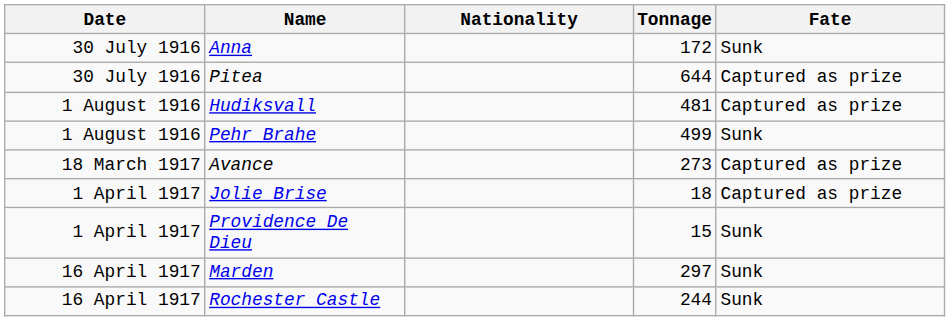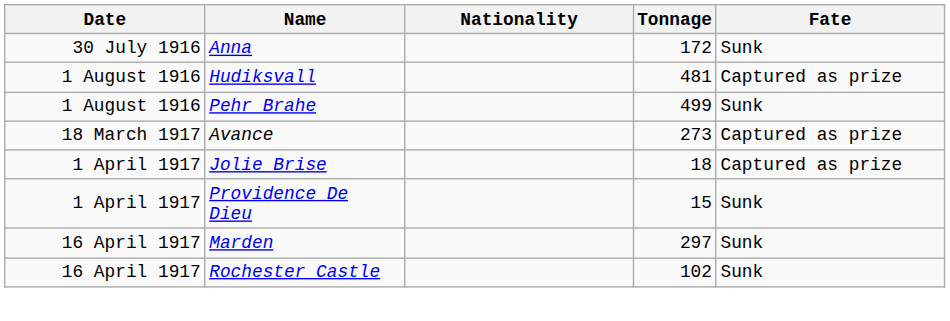- row: (236, 77)
(696, 301) 244 -> (696, 272) 102
